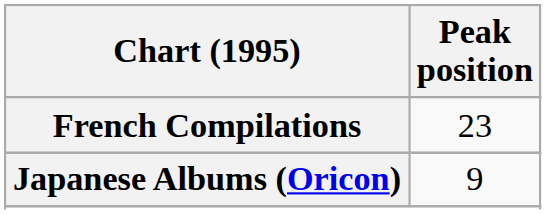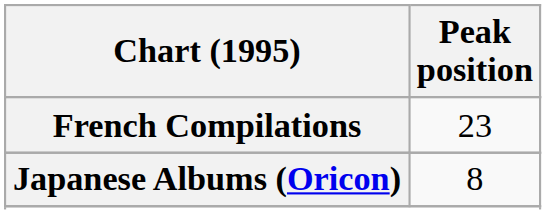(475, 178) 9 -> (475, 178) 8
